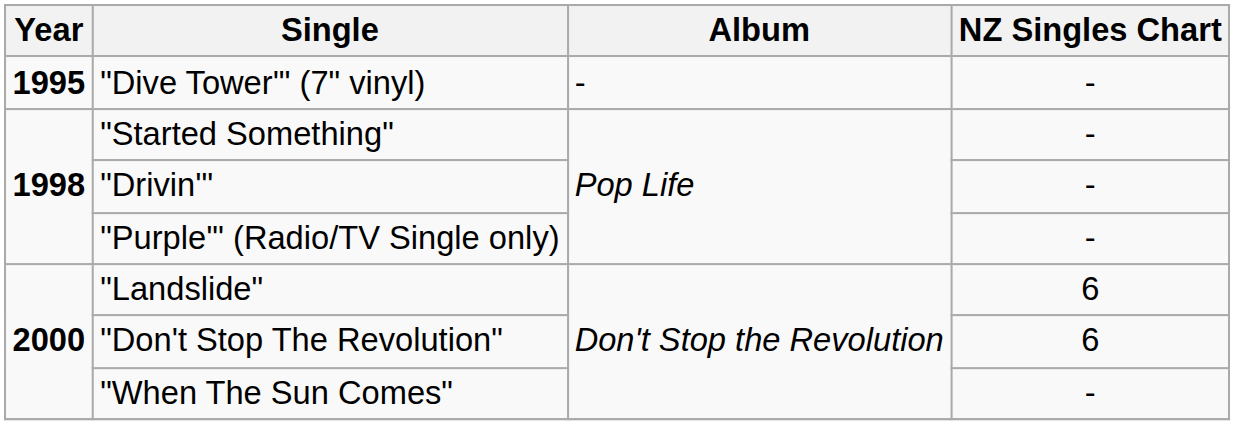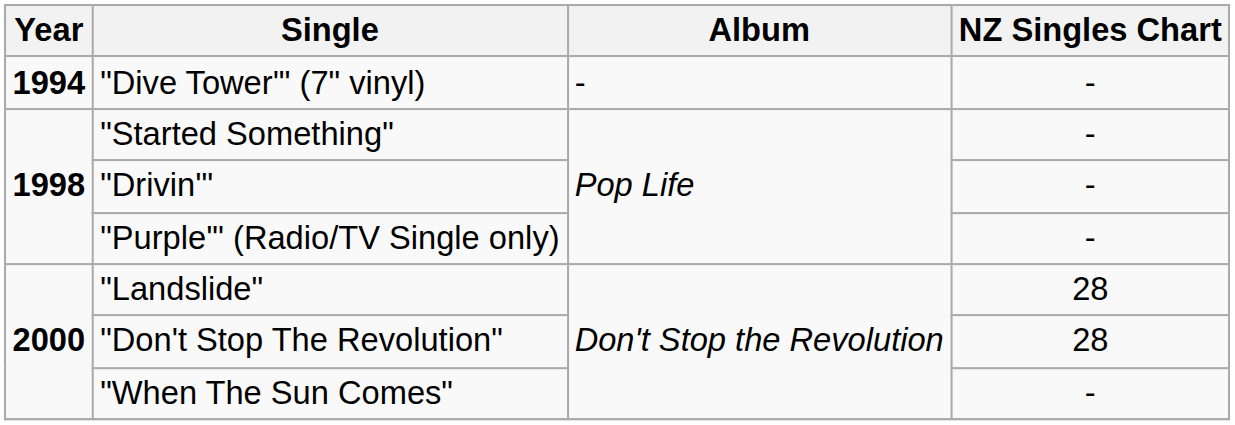(49, 82) 1995 -> (49, 82) 1994
(1090, 289) 6 -> (1090, 289) 28
(1090, 340) 6 -> (1090, 340) 28
